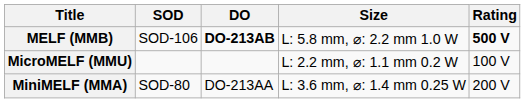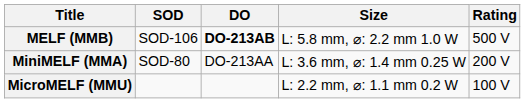(491, 38) bold -> (491, 38) normal
rows swapped: (70, 85) <-> (70, 62)
